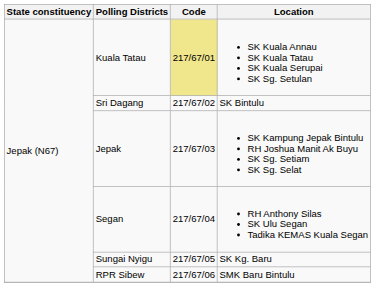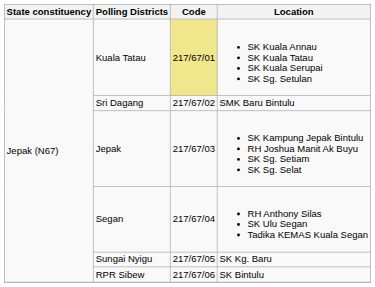(242, 102) SK Bintulu -> (257, 102) SMK Baru Bintulu
(257, 274) SMK Baru Bintulu -> (242, 274) SK Bintulu
